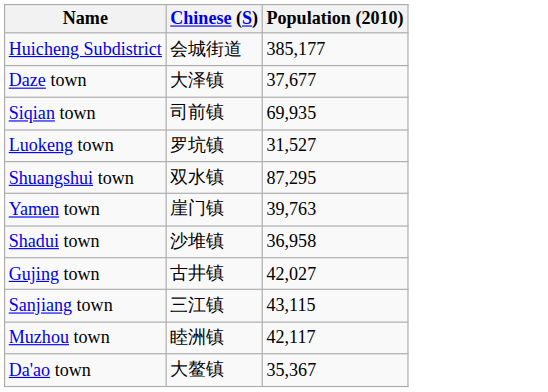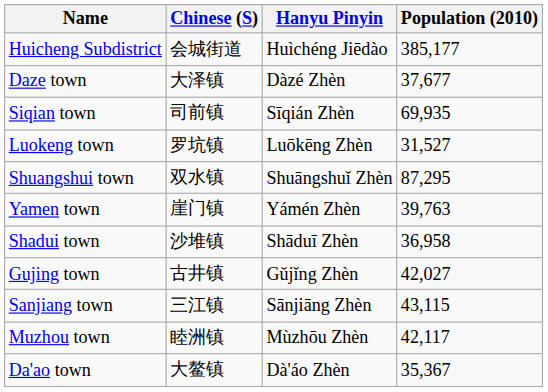+ column: (330, 18)
